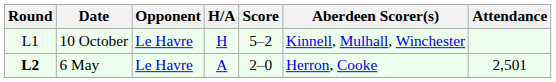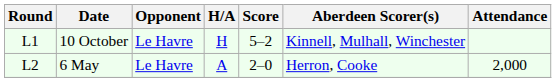(30, 65) bold -> (30, 65) normal
(510, 65) 2,501 -> (510, 65) 2,000
